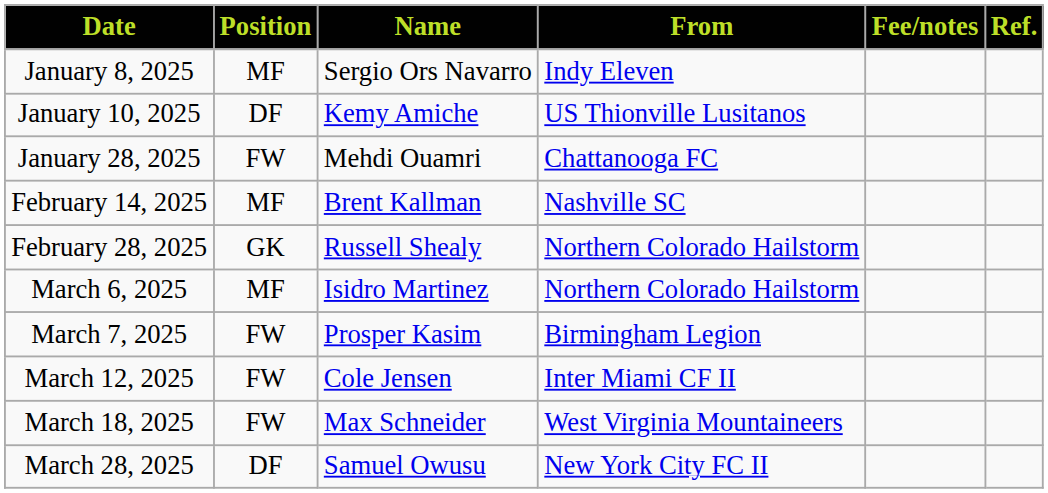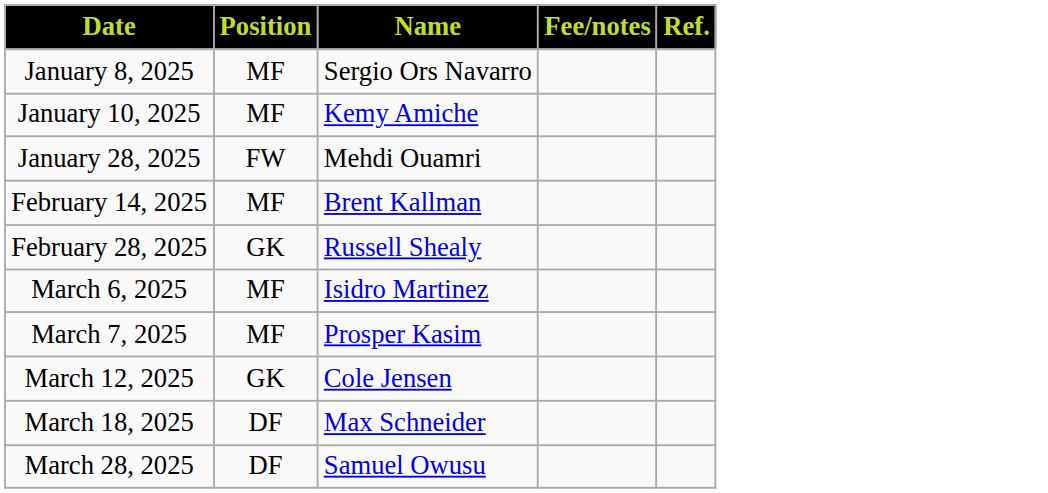- column: (702, 26)
(265, 114) DF -> (265, 114) MF
(265, 334) FW -> (265, 334) MF
(265, 378) FW -> (265, 378) GK
(265, 422) FW -> (265, 422) DF
